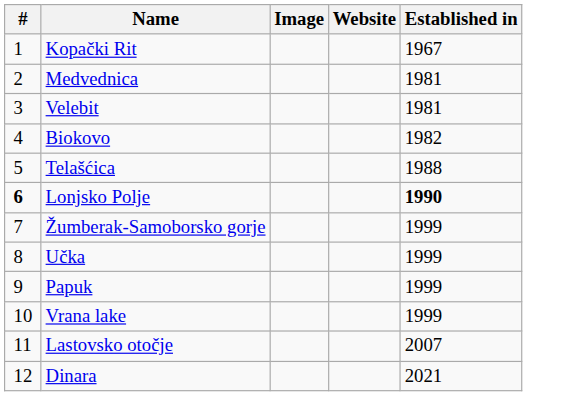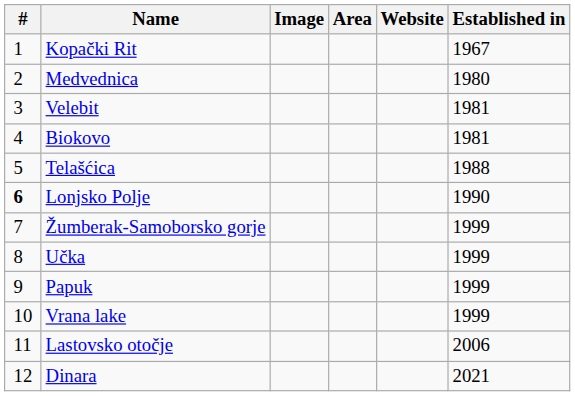+ column: (352, 19)
(423, 78) 1981 -> (471, 78) 1980
(423, 138) 1982 -> (471, 138) 1981
(423, 197) bold -> (471, 197) normal
(423, 345) 2007 -> (471, 345) 2006
